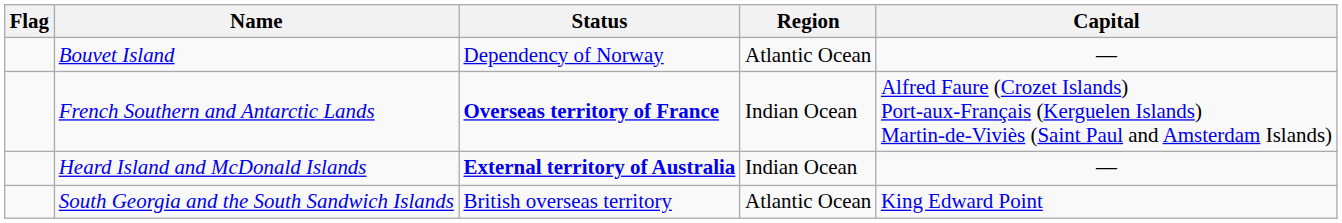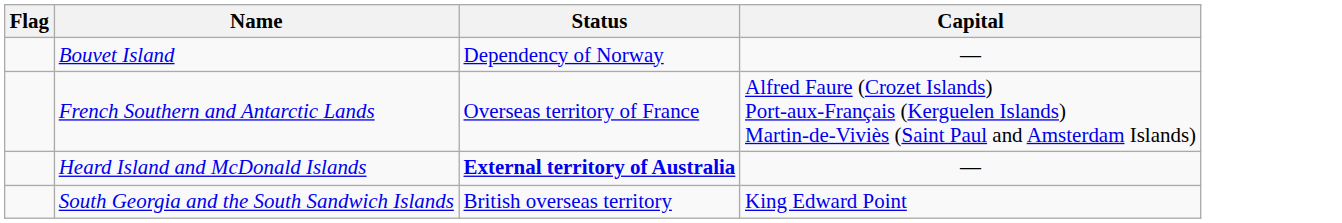- column: (808, 21)
(591, 111) bold -> (581, 111) normal
